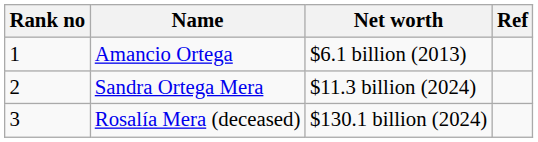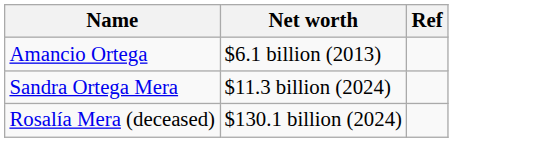- column: (47, 20)
